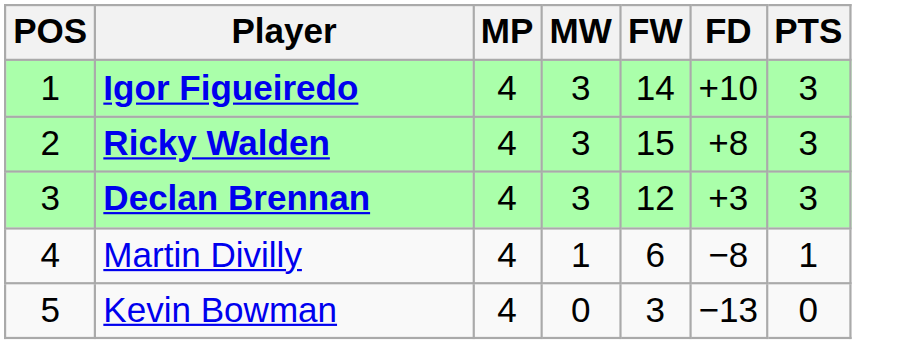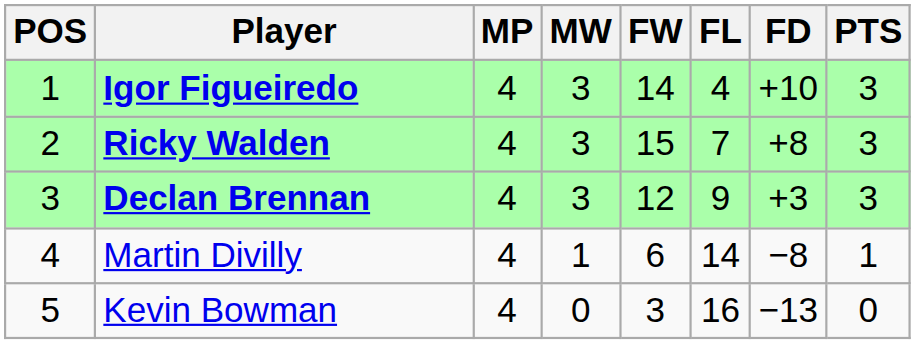+ column: (720, 32)
